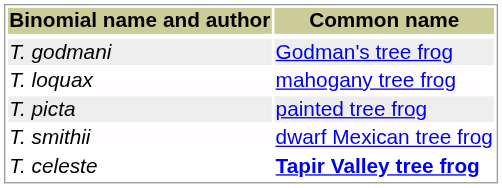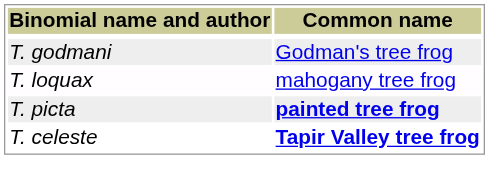(351, 109) normal -> (358, 109) bold
- row: (50, 137)
